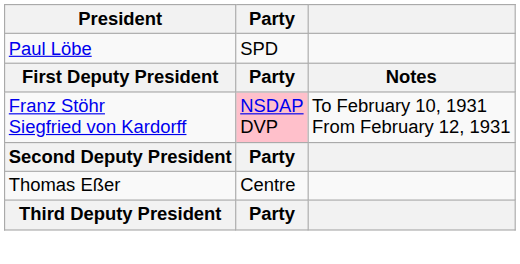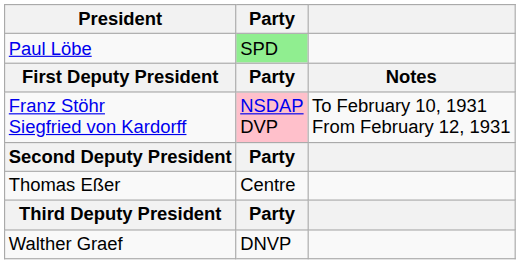(259, 48) no background -> (259, 48) lightgreen background
+ row: (66, 244)
